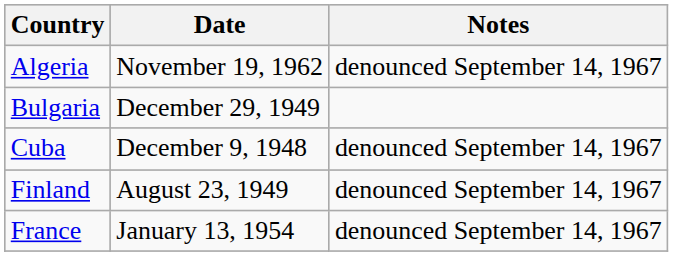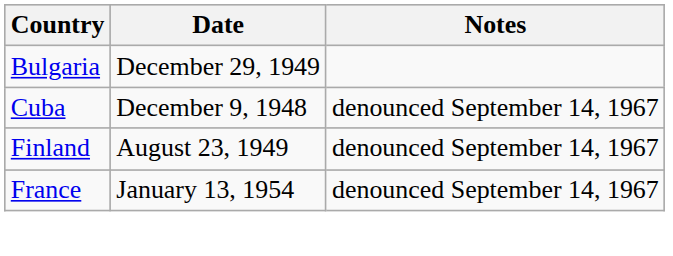- row: (50, 66)
